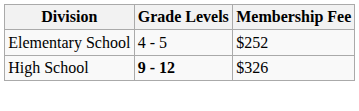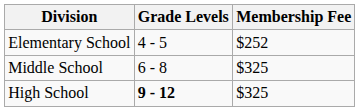+ row: (56, 67)
(252, 67) $326 -> (252, 93) $325
